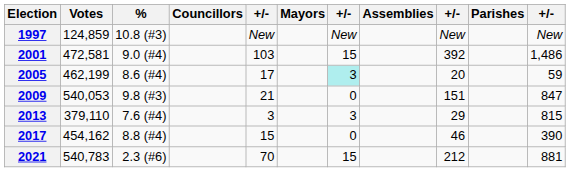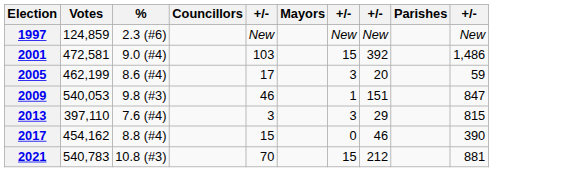- column: (398, 14)
(141, 34) 10.8 (#3) -> (144, 34) 2.3 (#6)
(353, 75) paleturquoise background -> (353, 75) no background
(267, 95) 21 -> (267, 95) 46
(353, 95) 0 -> (353, 95) 1
(87, 116) 379,110 -> (87, 116) 397,110
(144, 156) 2.3 (#6) -> (141, 156) 10.8 (#3)
